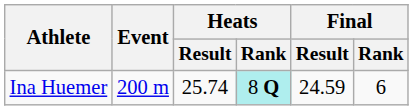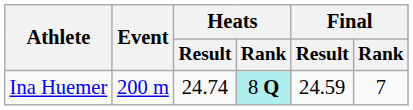(205, 87) 25.74 -> (205, 87) 24.74
(381, 87) 6 -> (381, 87) 7
